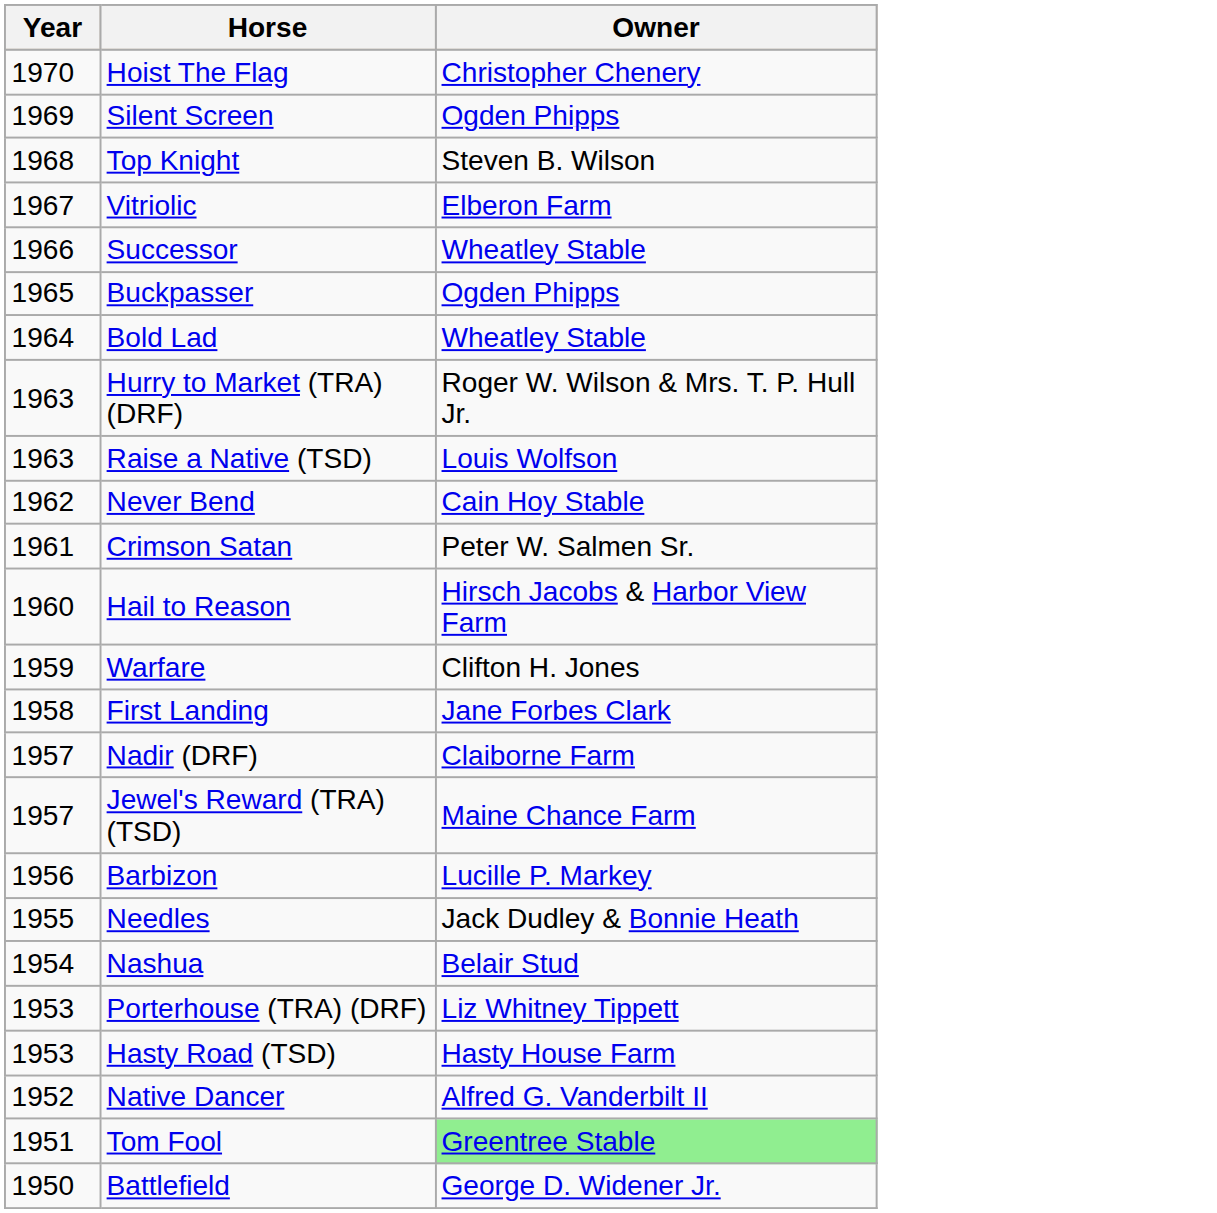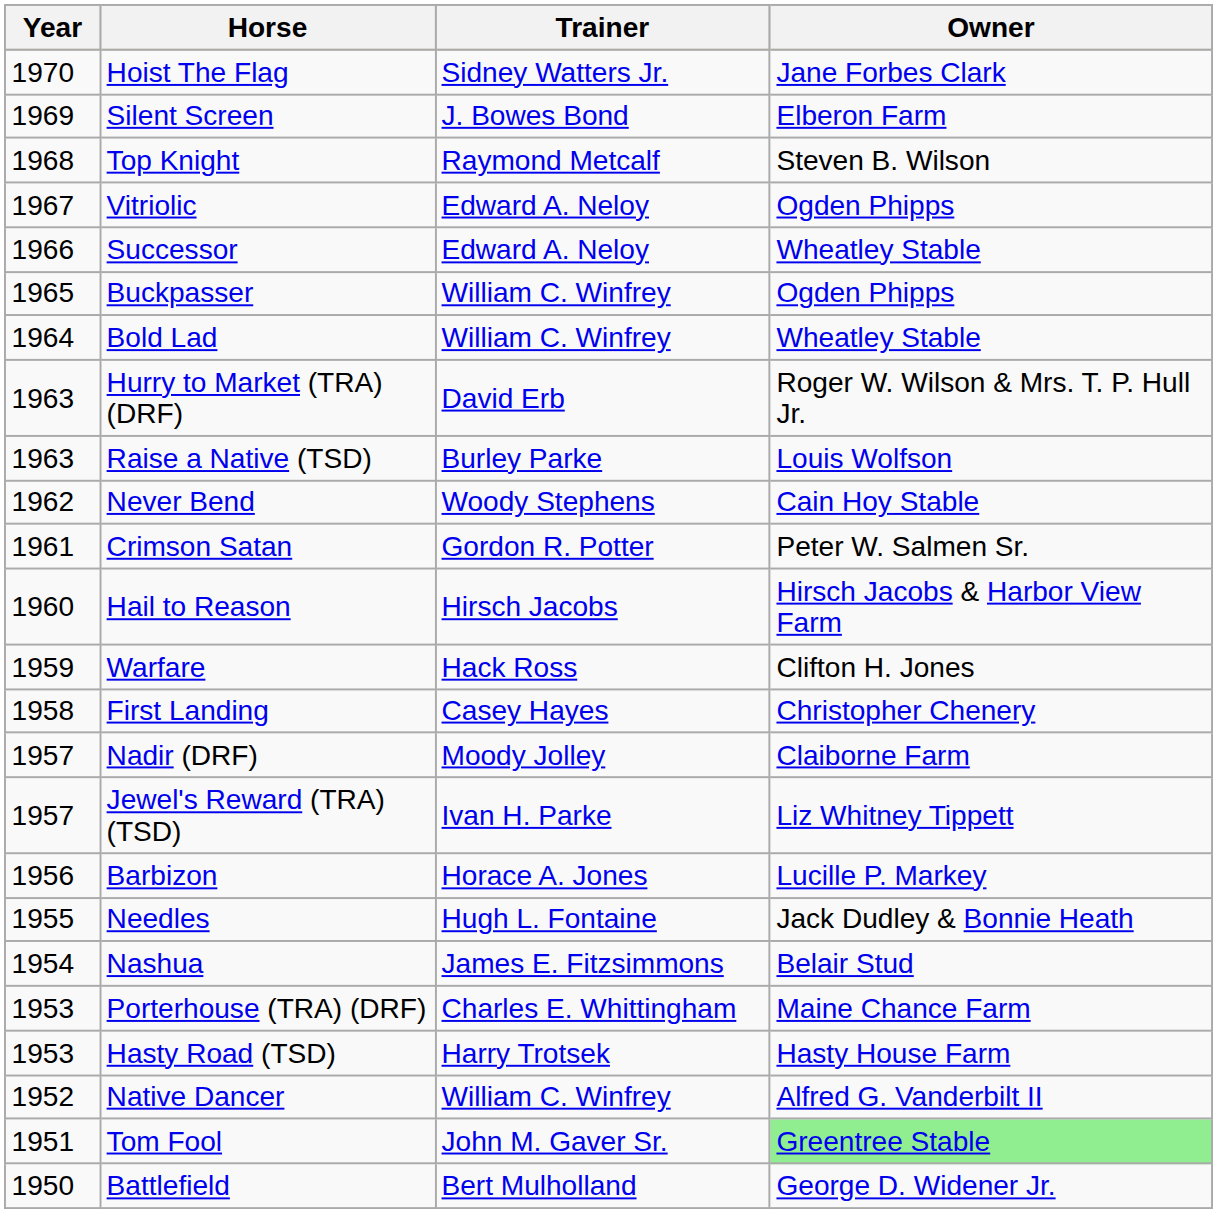+ column: (602, 28)
(571, 72) Christopher Chenery -> (891, 72) Jane Forbes Clark
(530, 116) Ogden Phipps -> (861, 116) Elberon Farm
(527, 205) Elberon Farm -> (865, 205) Ogden Phipps
(556, 711) Jane Forbes Clark -> (906, 711) Christopher Chenery
(569, 815) Maine Chance Farm -> (895, 815) Liz Whitney Tippett
(560, 1008) Liz Whitney Tippett -> (904, 1008) Maine Chance Farm
